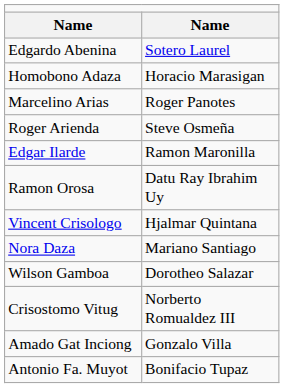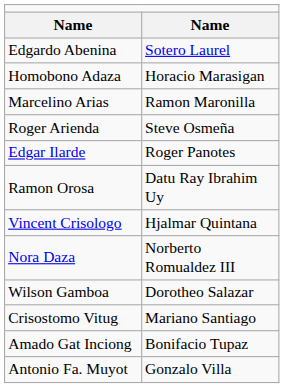(190, 101) Roger Panotes -> (200, 101) Ramon Maronilla
(200, 153) Ramon Maronilla -> (190, 153) Roger Panotes
(201, 248) Mariano Santiago -> (190, 257) Norberto Romualdez III
(190, 309) Norberto Romualdez III -> (201, 318) Mariano Santiago
(188, 343) Gonzalo Villa -> (197, 343) Bonifacio Tupaz
(197, 369) Bonifacio Tupaz -> (188, 369) Gonzalo Villa
